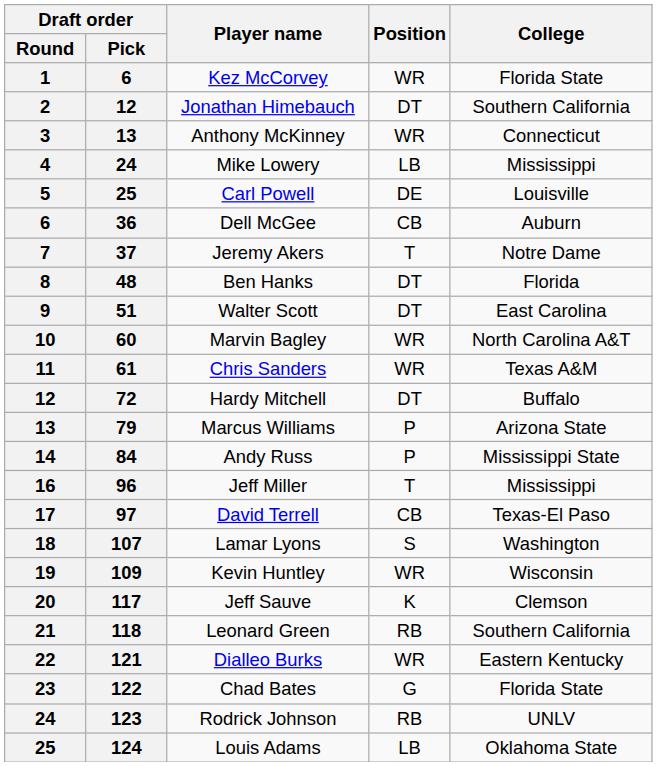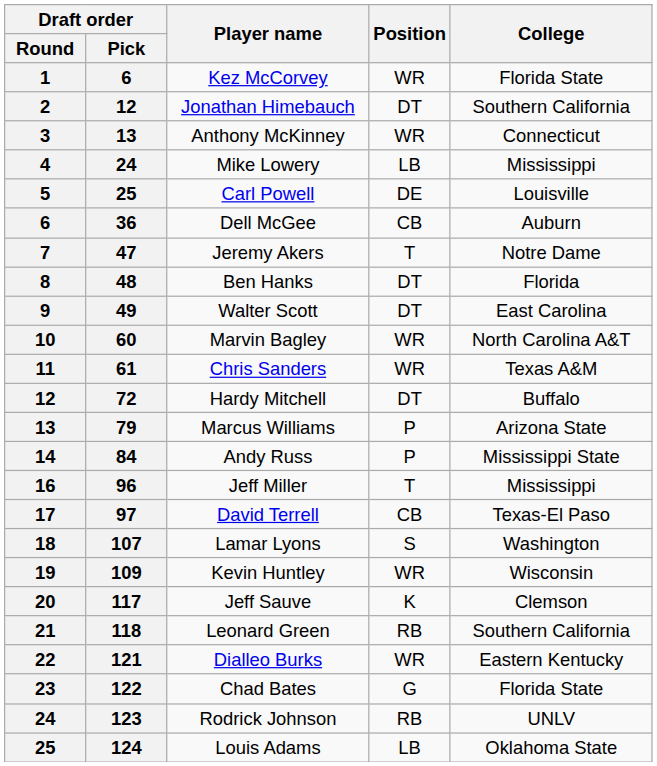(126, 252) 37 -> (126, 252) 47
(126, 311) 51 -> (126, 311) 49
